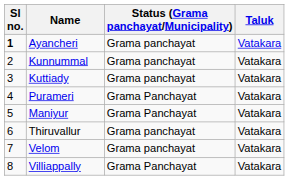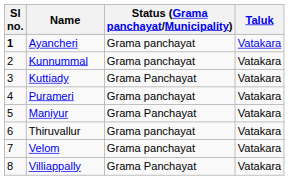(151, 78) Grama panchayat -> (152, 78) Grama Panchayat
(152, 96) Grama Panchayat -> (151, 96) Grama panchayat
